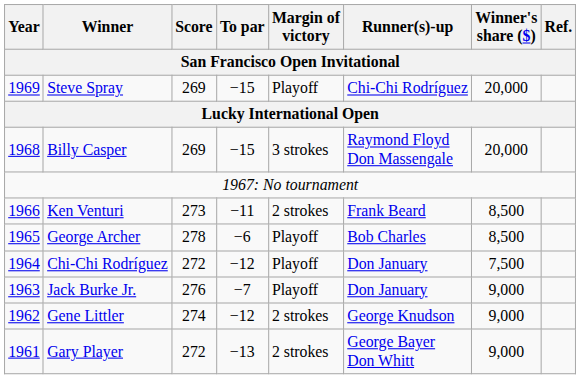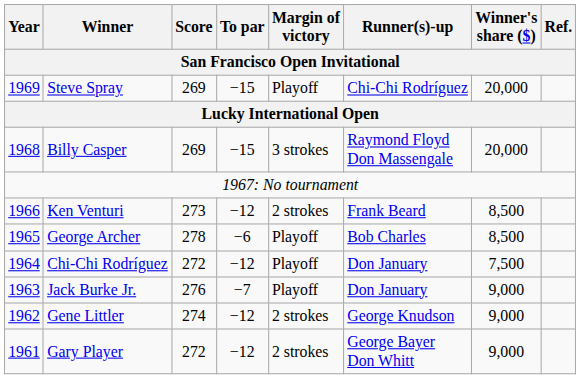(242, 211) −11 -> (242, 211) −12
(242, 351) −13 -> (242, 351) −12
